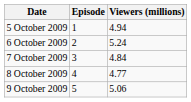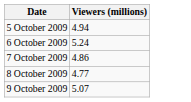- column: (88, 12)
(118, 58) 4.84 -> (80, 58) 4.86
(118, 89) 5.06 -> (80, 89) 5.07
